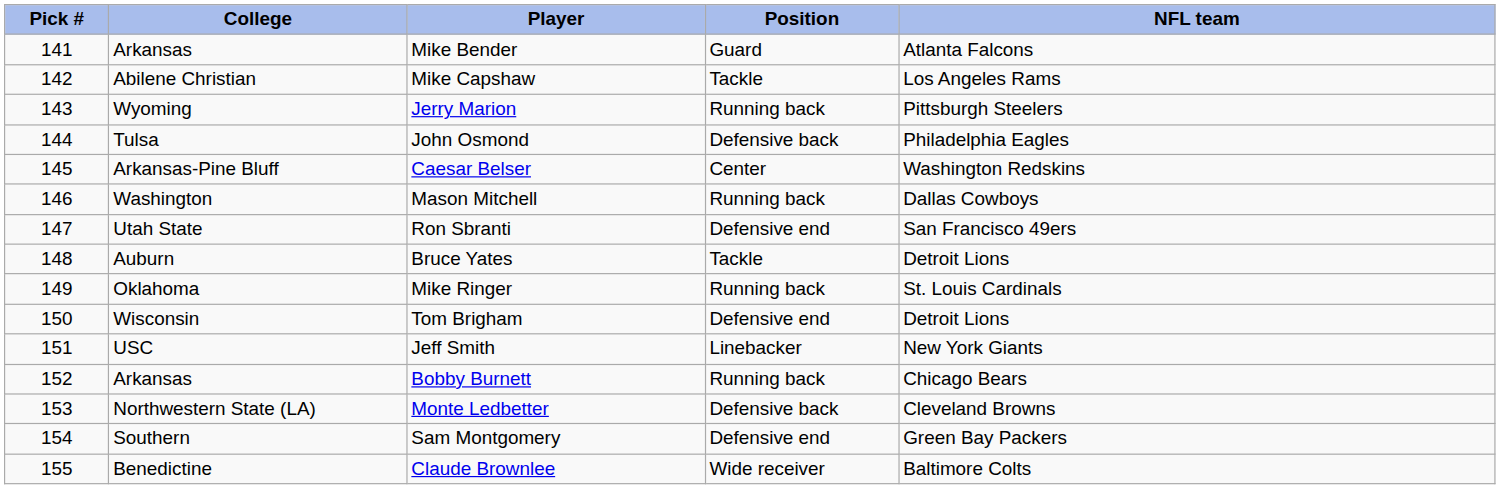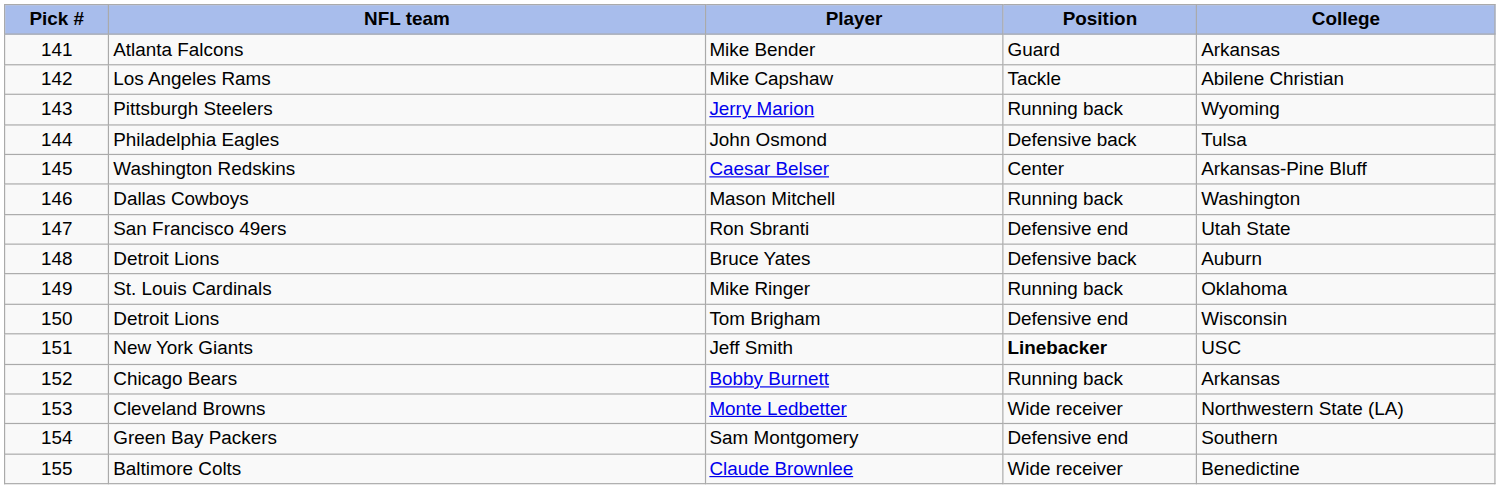columns swapped: (1197, 19) <-> (258, 19)
(736, 259) Tackle -> (1072, 259) Defensive back
(756, 348) normal -> (1057, 348) bold
(774, 408) Defensive back -> (1065, 408) Wide receiver
